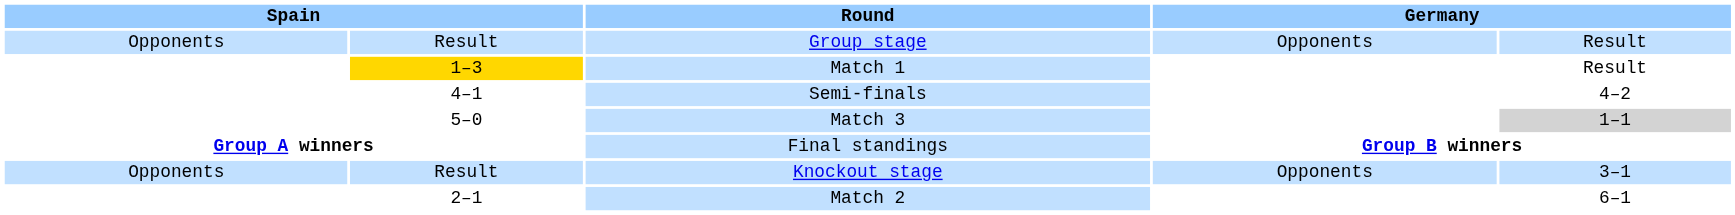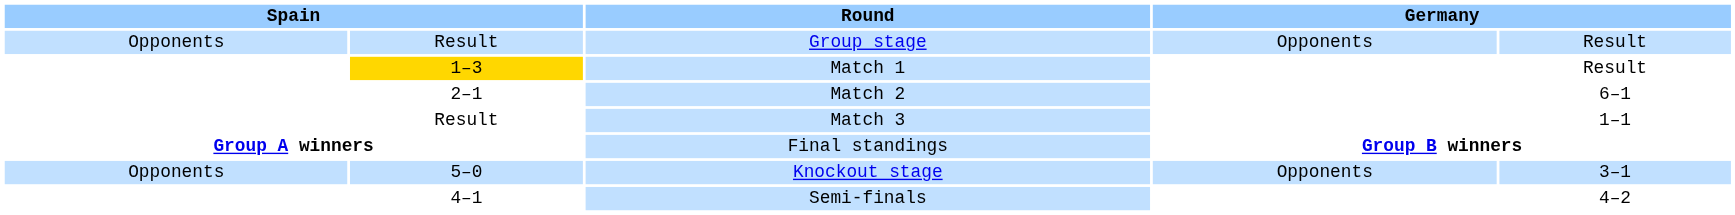rows swapped: (868, 199) <-> (868, 94)
(466, 121) 5–0 -> (466, 121) Result
(1615, 121) lightgrey background -> (1615, 121) no background
(466, 173) Result -> (466, 173) 5–0
